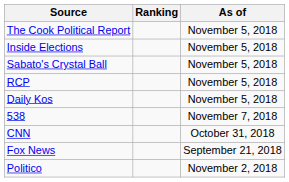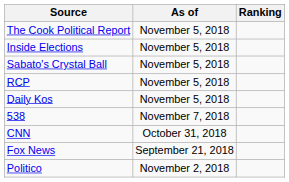columns swapped: (157, 13) <-> (232, 13)
